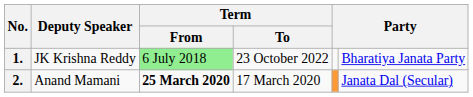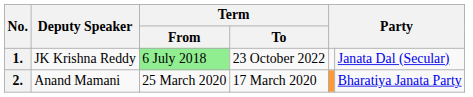(403, 59) Bharatiya Janata Party -> (394, 59) Janata Dal (Secular)
(186, 80) bold -> (184, 80) normal
(397, 80) Janata Dal (Secular) -> (400, 80) Bharatiya Janata Party
